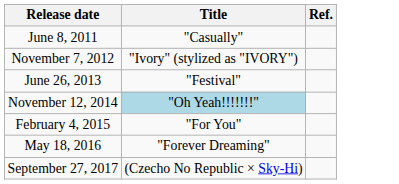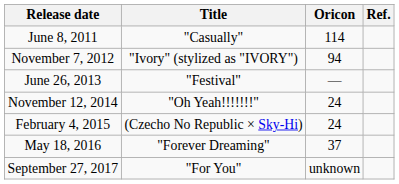+ column: (335, 15)
(213, 102) lightblue background -> (213, 102) no background
(213, 124) "For You" -> (213, 124) (Czecho No Republic × Sky-Hi)
(213, 168) (Czecho No Republic × Sky-Hi) -> (213, 168) "For You"
